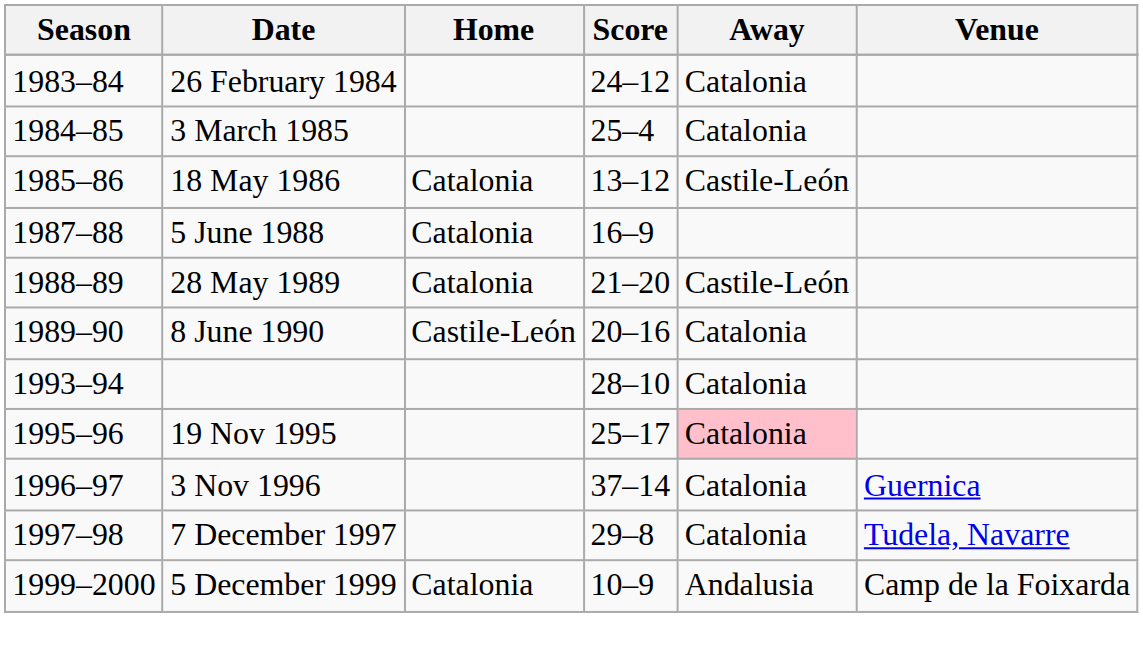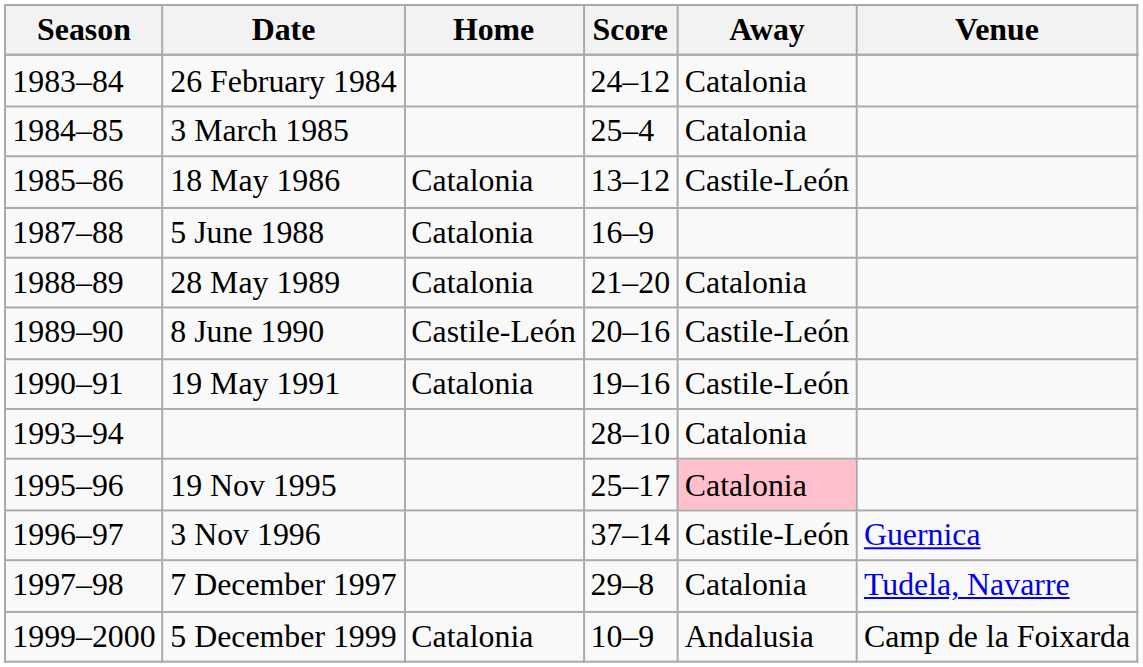(767, 282) Castile-León -> (746, 282) Catalonia
(746, 332) Catalonia -> (767, 332) Castile-León
+ row: (68, 383)
(746, 484) Catalonia -> (767, 534) Castile-León
